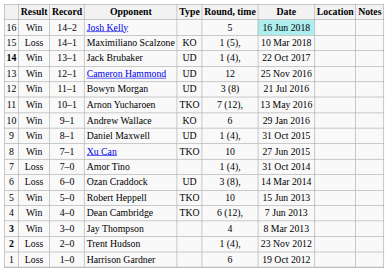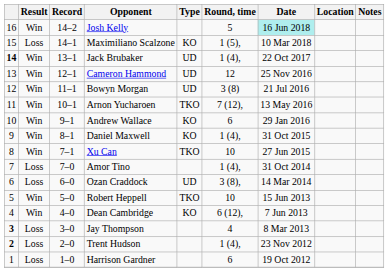(190, 136) UD -> (190, 136) KO
(190, 213) TKO -> (190, 213) KO
(34, 228) Win -> (34, 228) Loss
